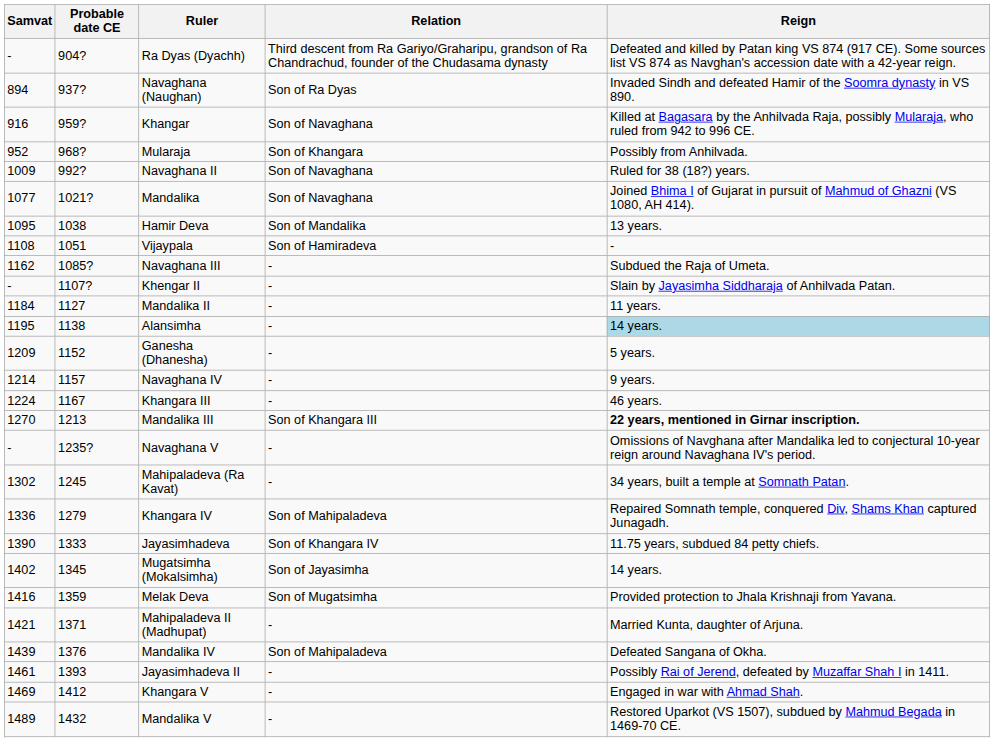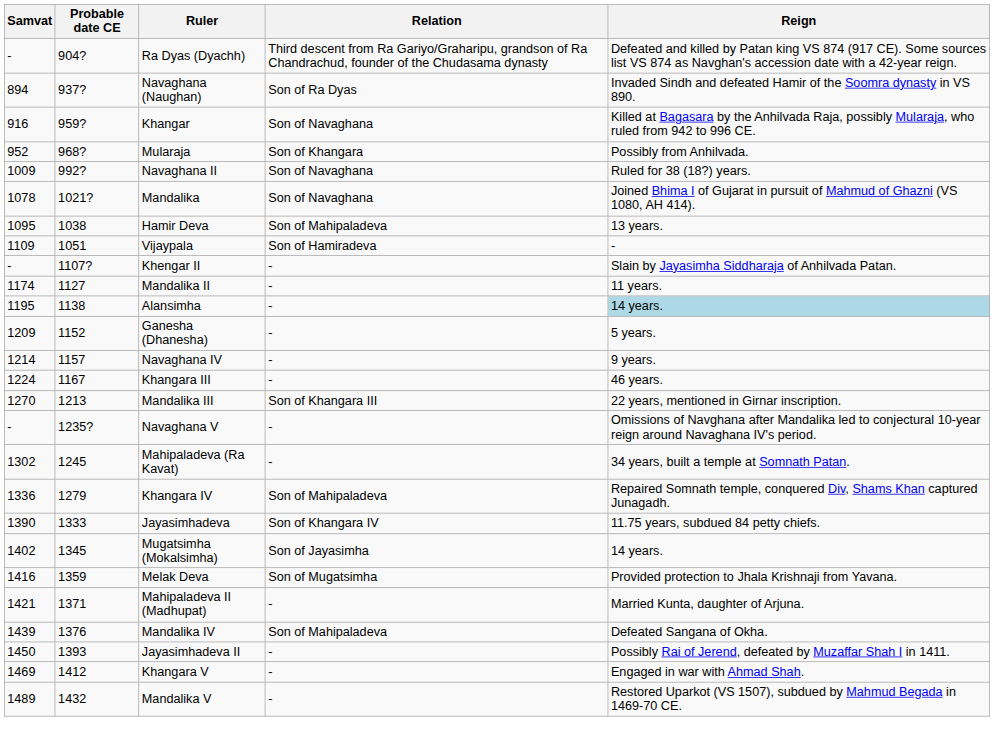(21, 198) 1077 -> (21, 198) 1078
(317, 225) Son of Mandalika -> (328, 225) Son of Mahipaladeva
(21, 245) 1108 -> (21, 245) 1109
- row: (181, 266)
(21, 306) 1184 -> (21, 286) 1174
(735, 420) bold -> (726, 400) normal
(21, 672) 1461 -> (21, 652) 1450
